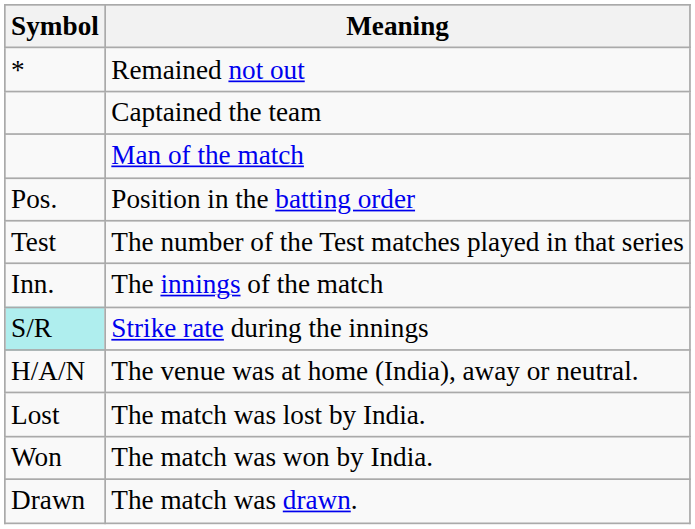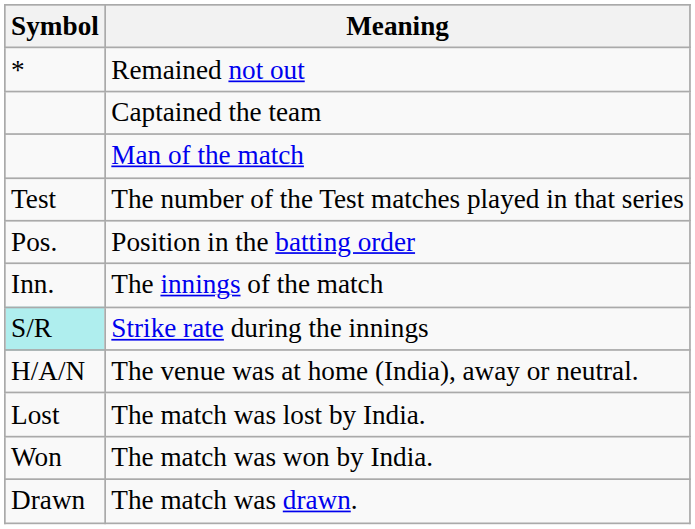rows swapped: (398, 241) <-> (263, 198)
